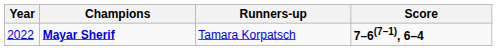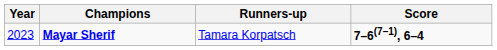(20, 34) 2022 -> (20, 34) 2023
